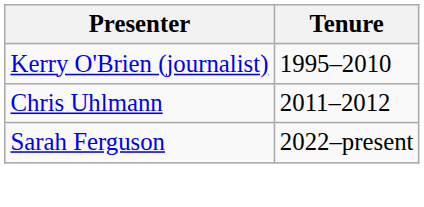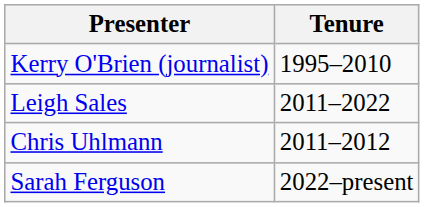+ row: (69, 102)
